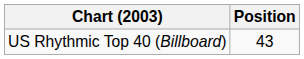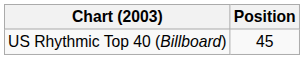(265, 41) 43 -> (265, 41) 45
